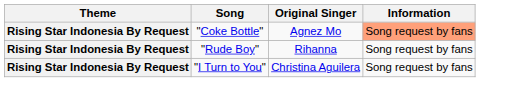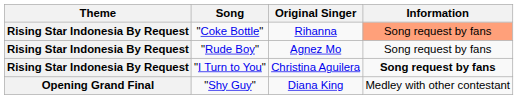(316, 31) Agnez Mo -> (316, 31) Rihanna
(316, 49) Rihanna -> (316, 49) Agnez Mo
(419, 67) normal -> (438, 67) bold
+ row: (230, 85)
